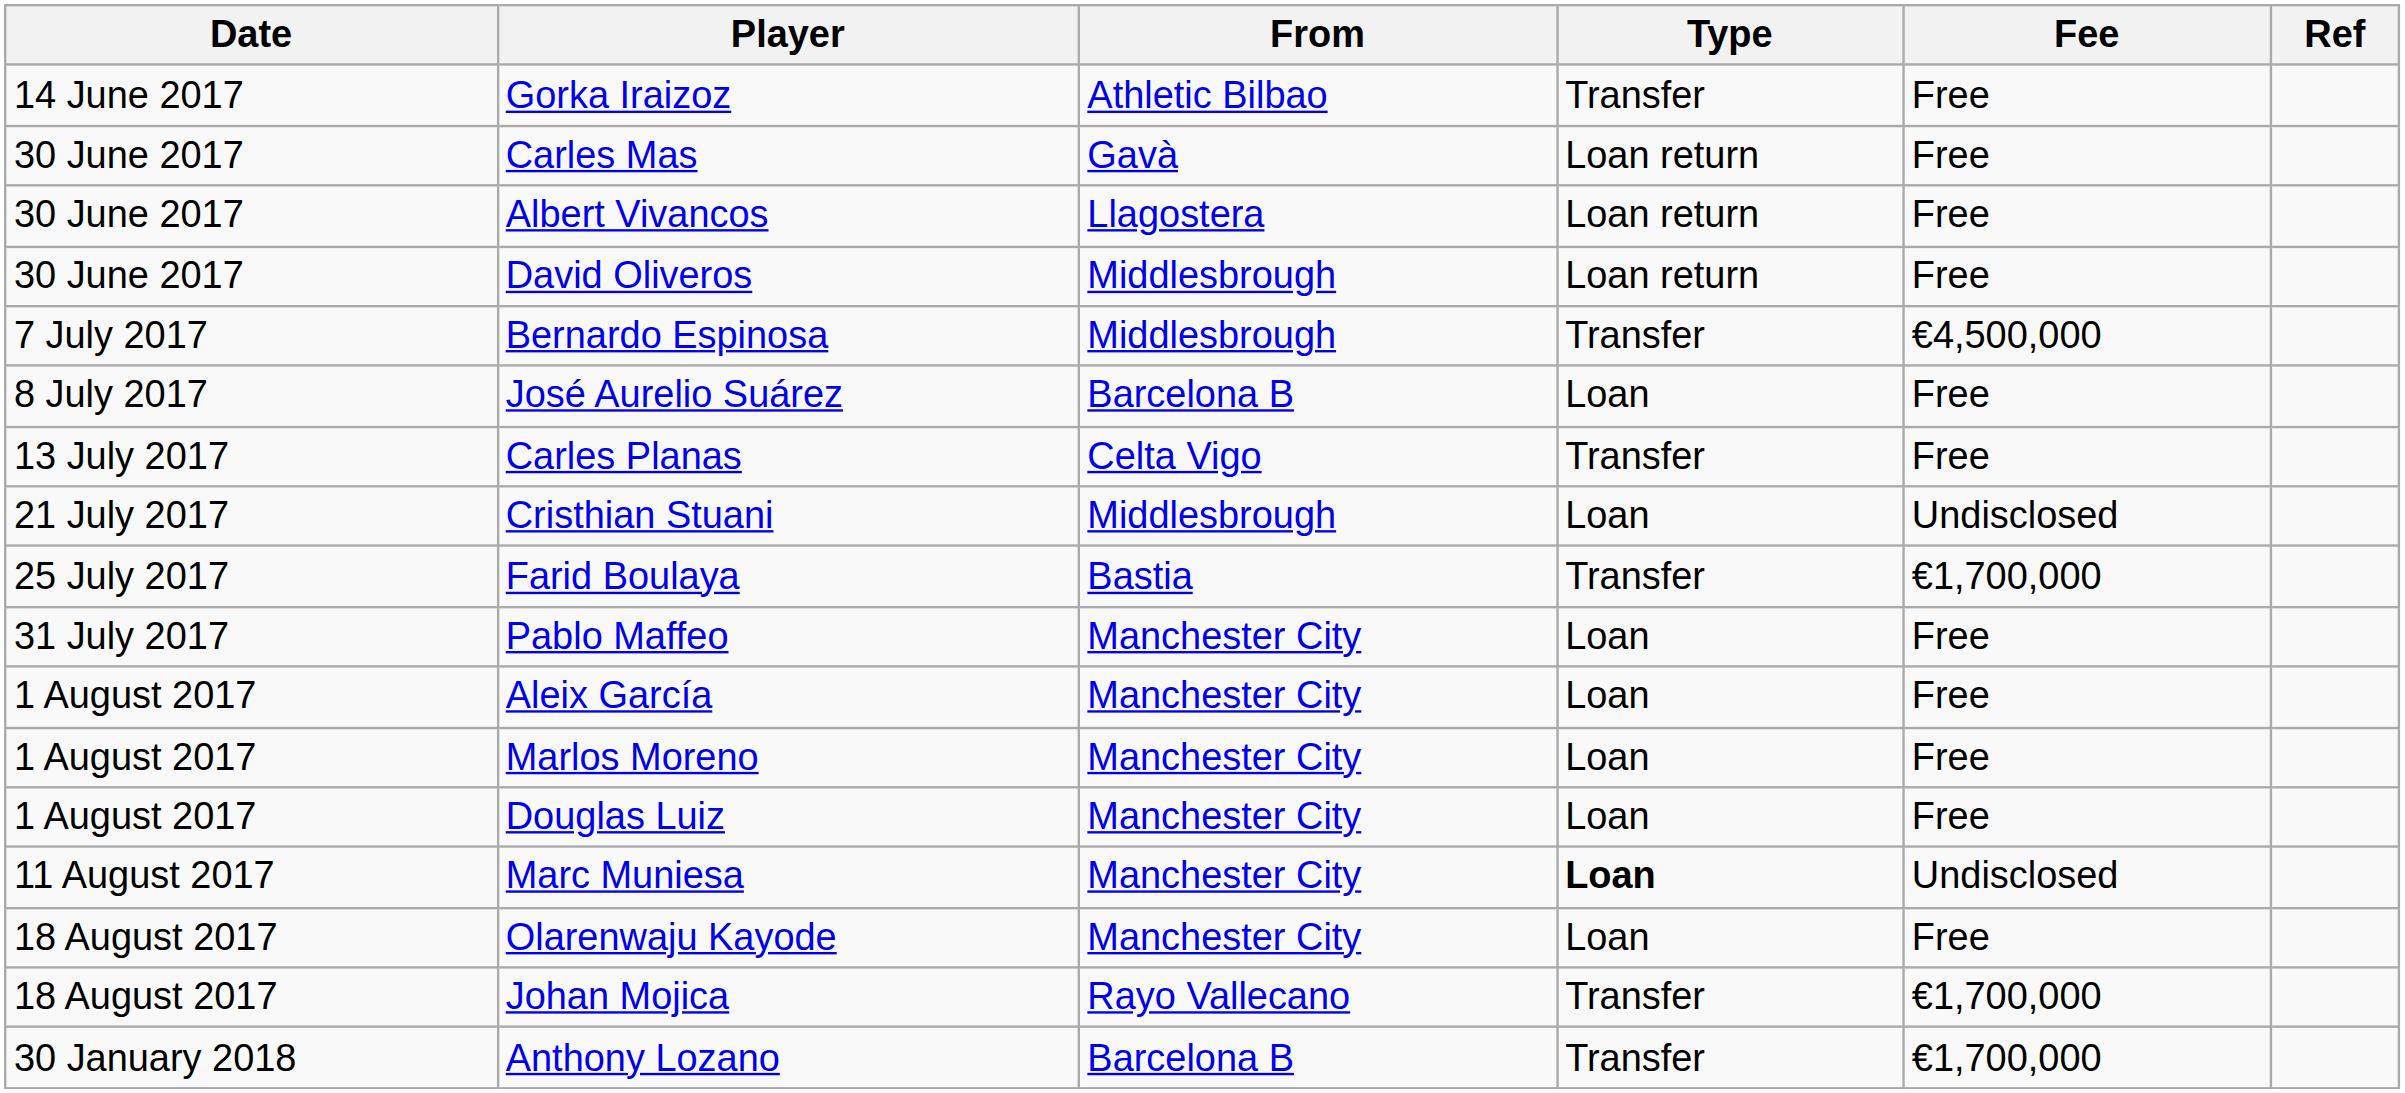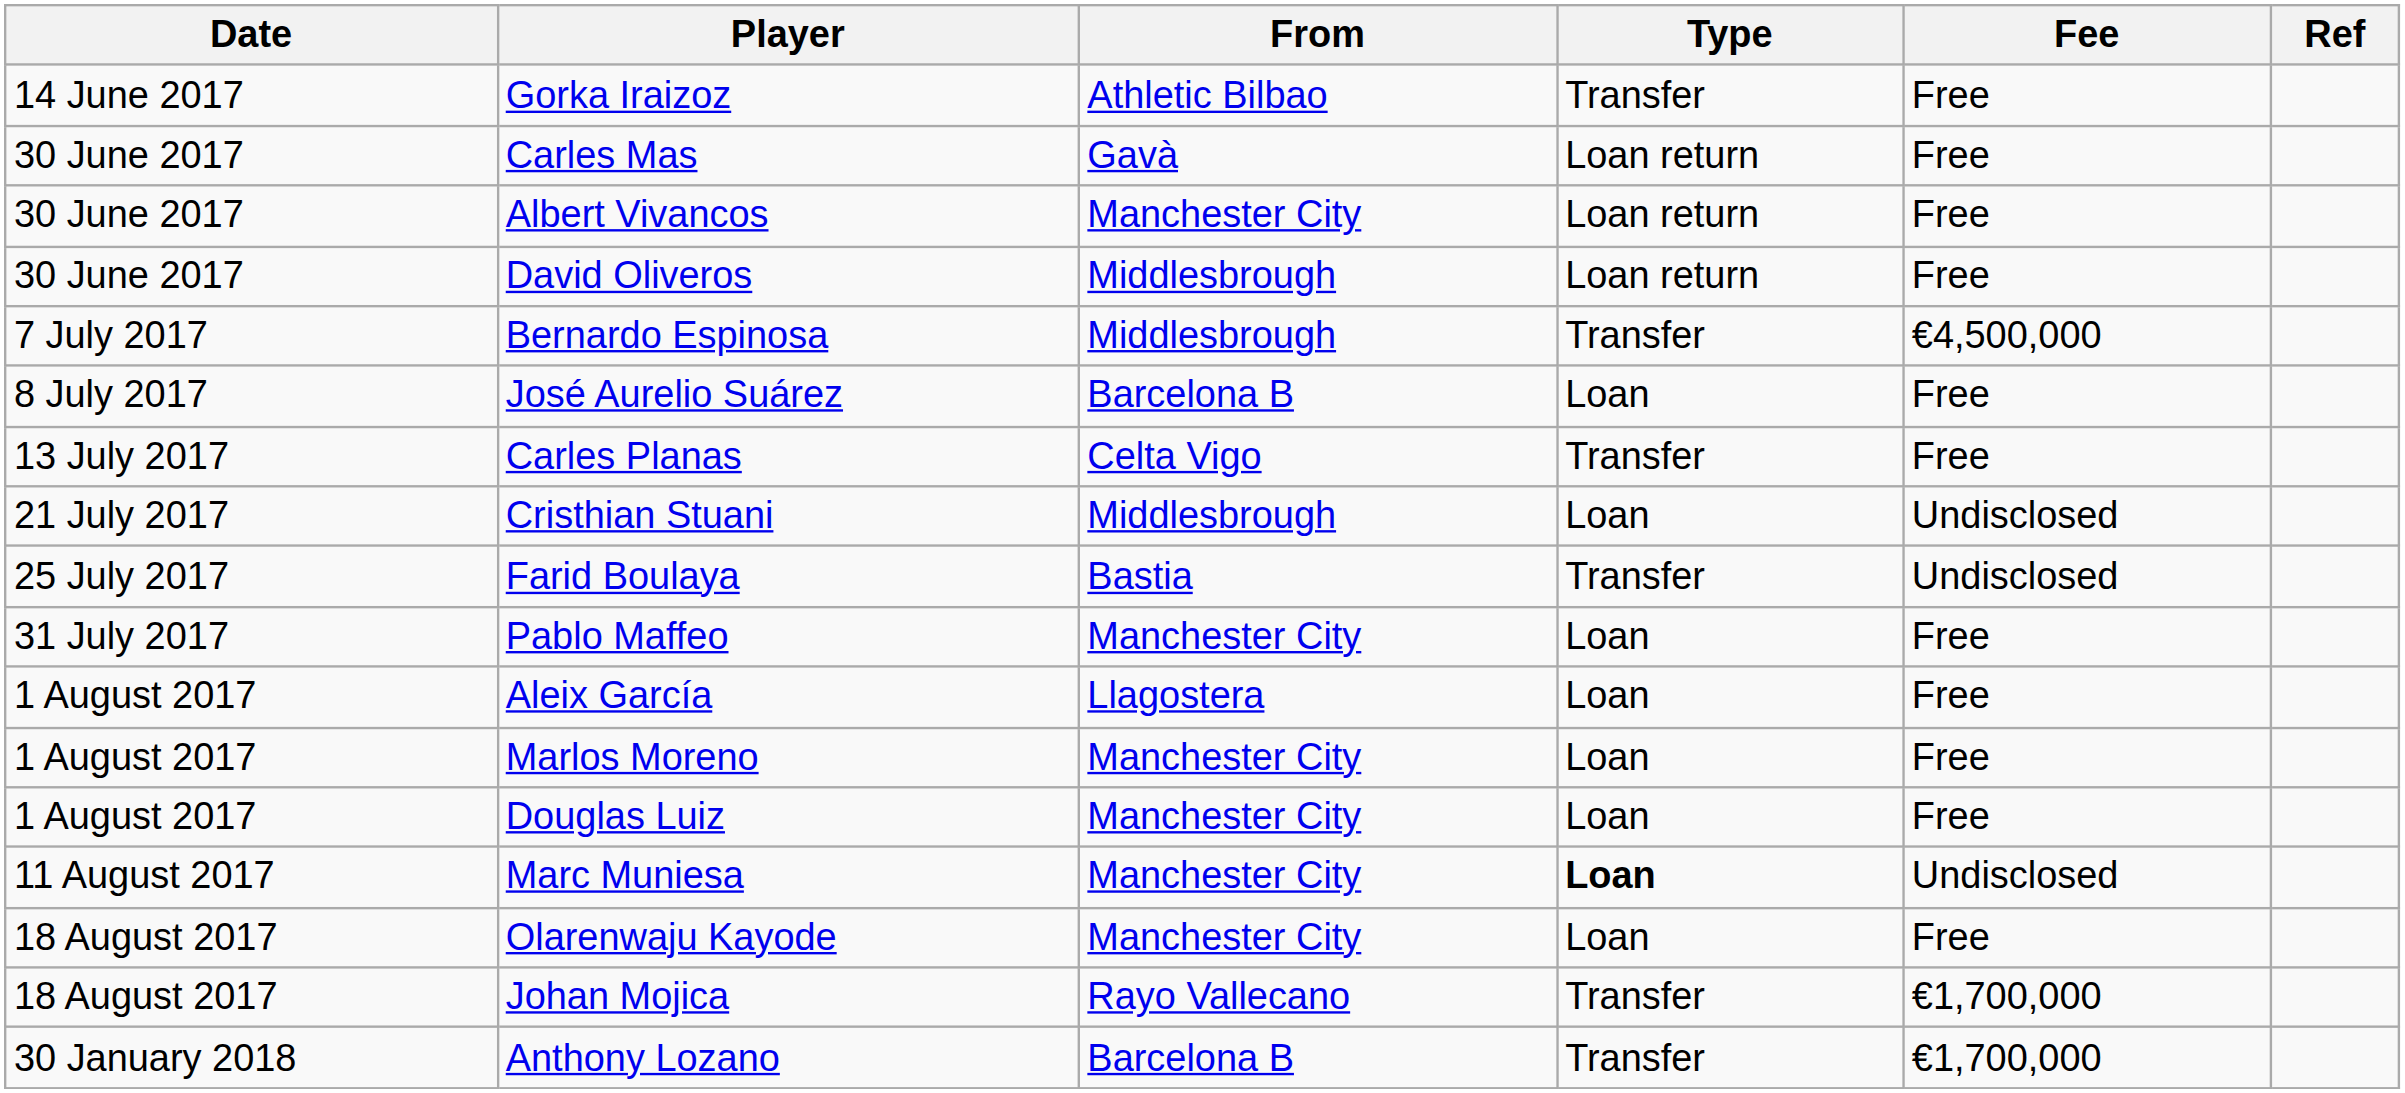(1176, 214) Llagostera -> (1224, 214) Manchester City
(2007, 575) €1,700,000 -> (2015, 575) Undisclosed
(1224, 696) Manchester City -> (1176, 696) Llagostera
